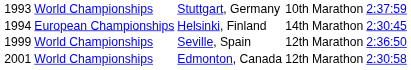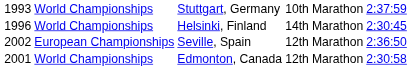(18, 25) 1994 -> (18, 25) 1996
(104, 25) European Championships -> (94, 25) World Championships
(18, 42) 1999 -> (18, 42) 2002
(94, 42) World Championships -> (104, 42) European Championships
